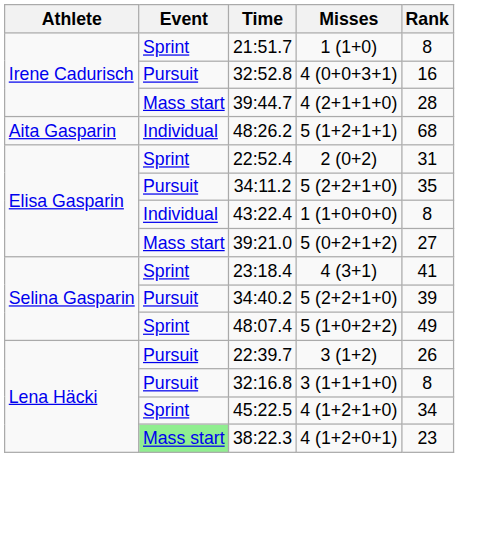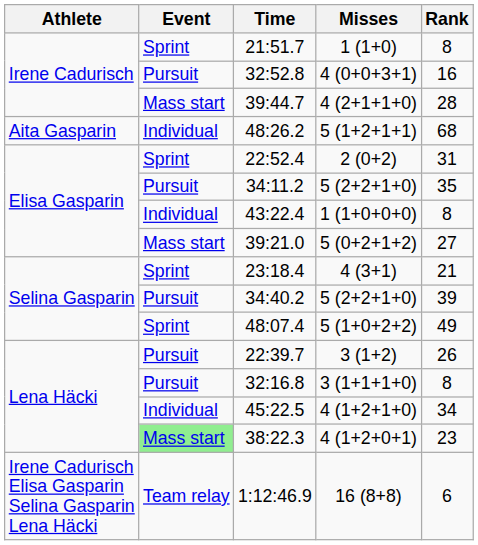(427, 271) 41 -> (447, 271) 21
(166, 411) Sprint -> (180, 411) Individual
+ row: (275, 496)
